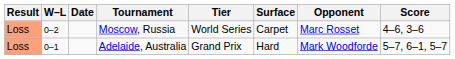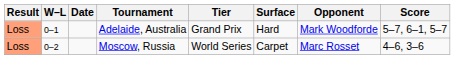rows swapped: (143, 46) <-> (137, 29)
